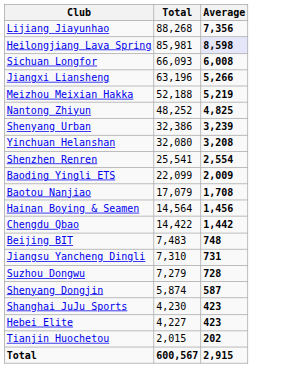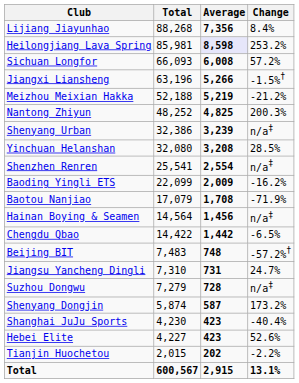+ column: (271, 13)
